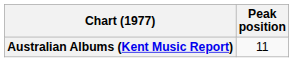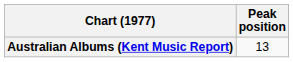(262, 47) 11 -> (262, 47) 13
